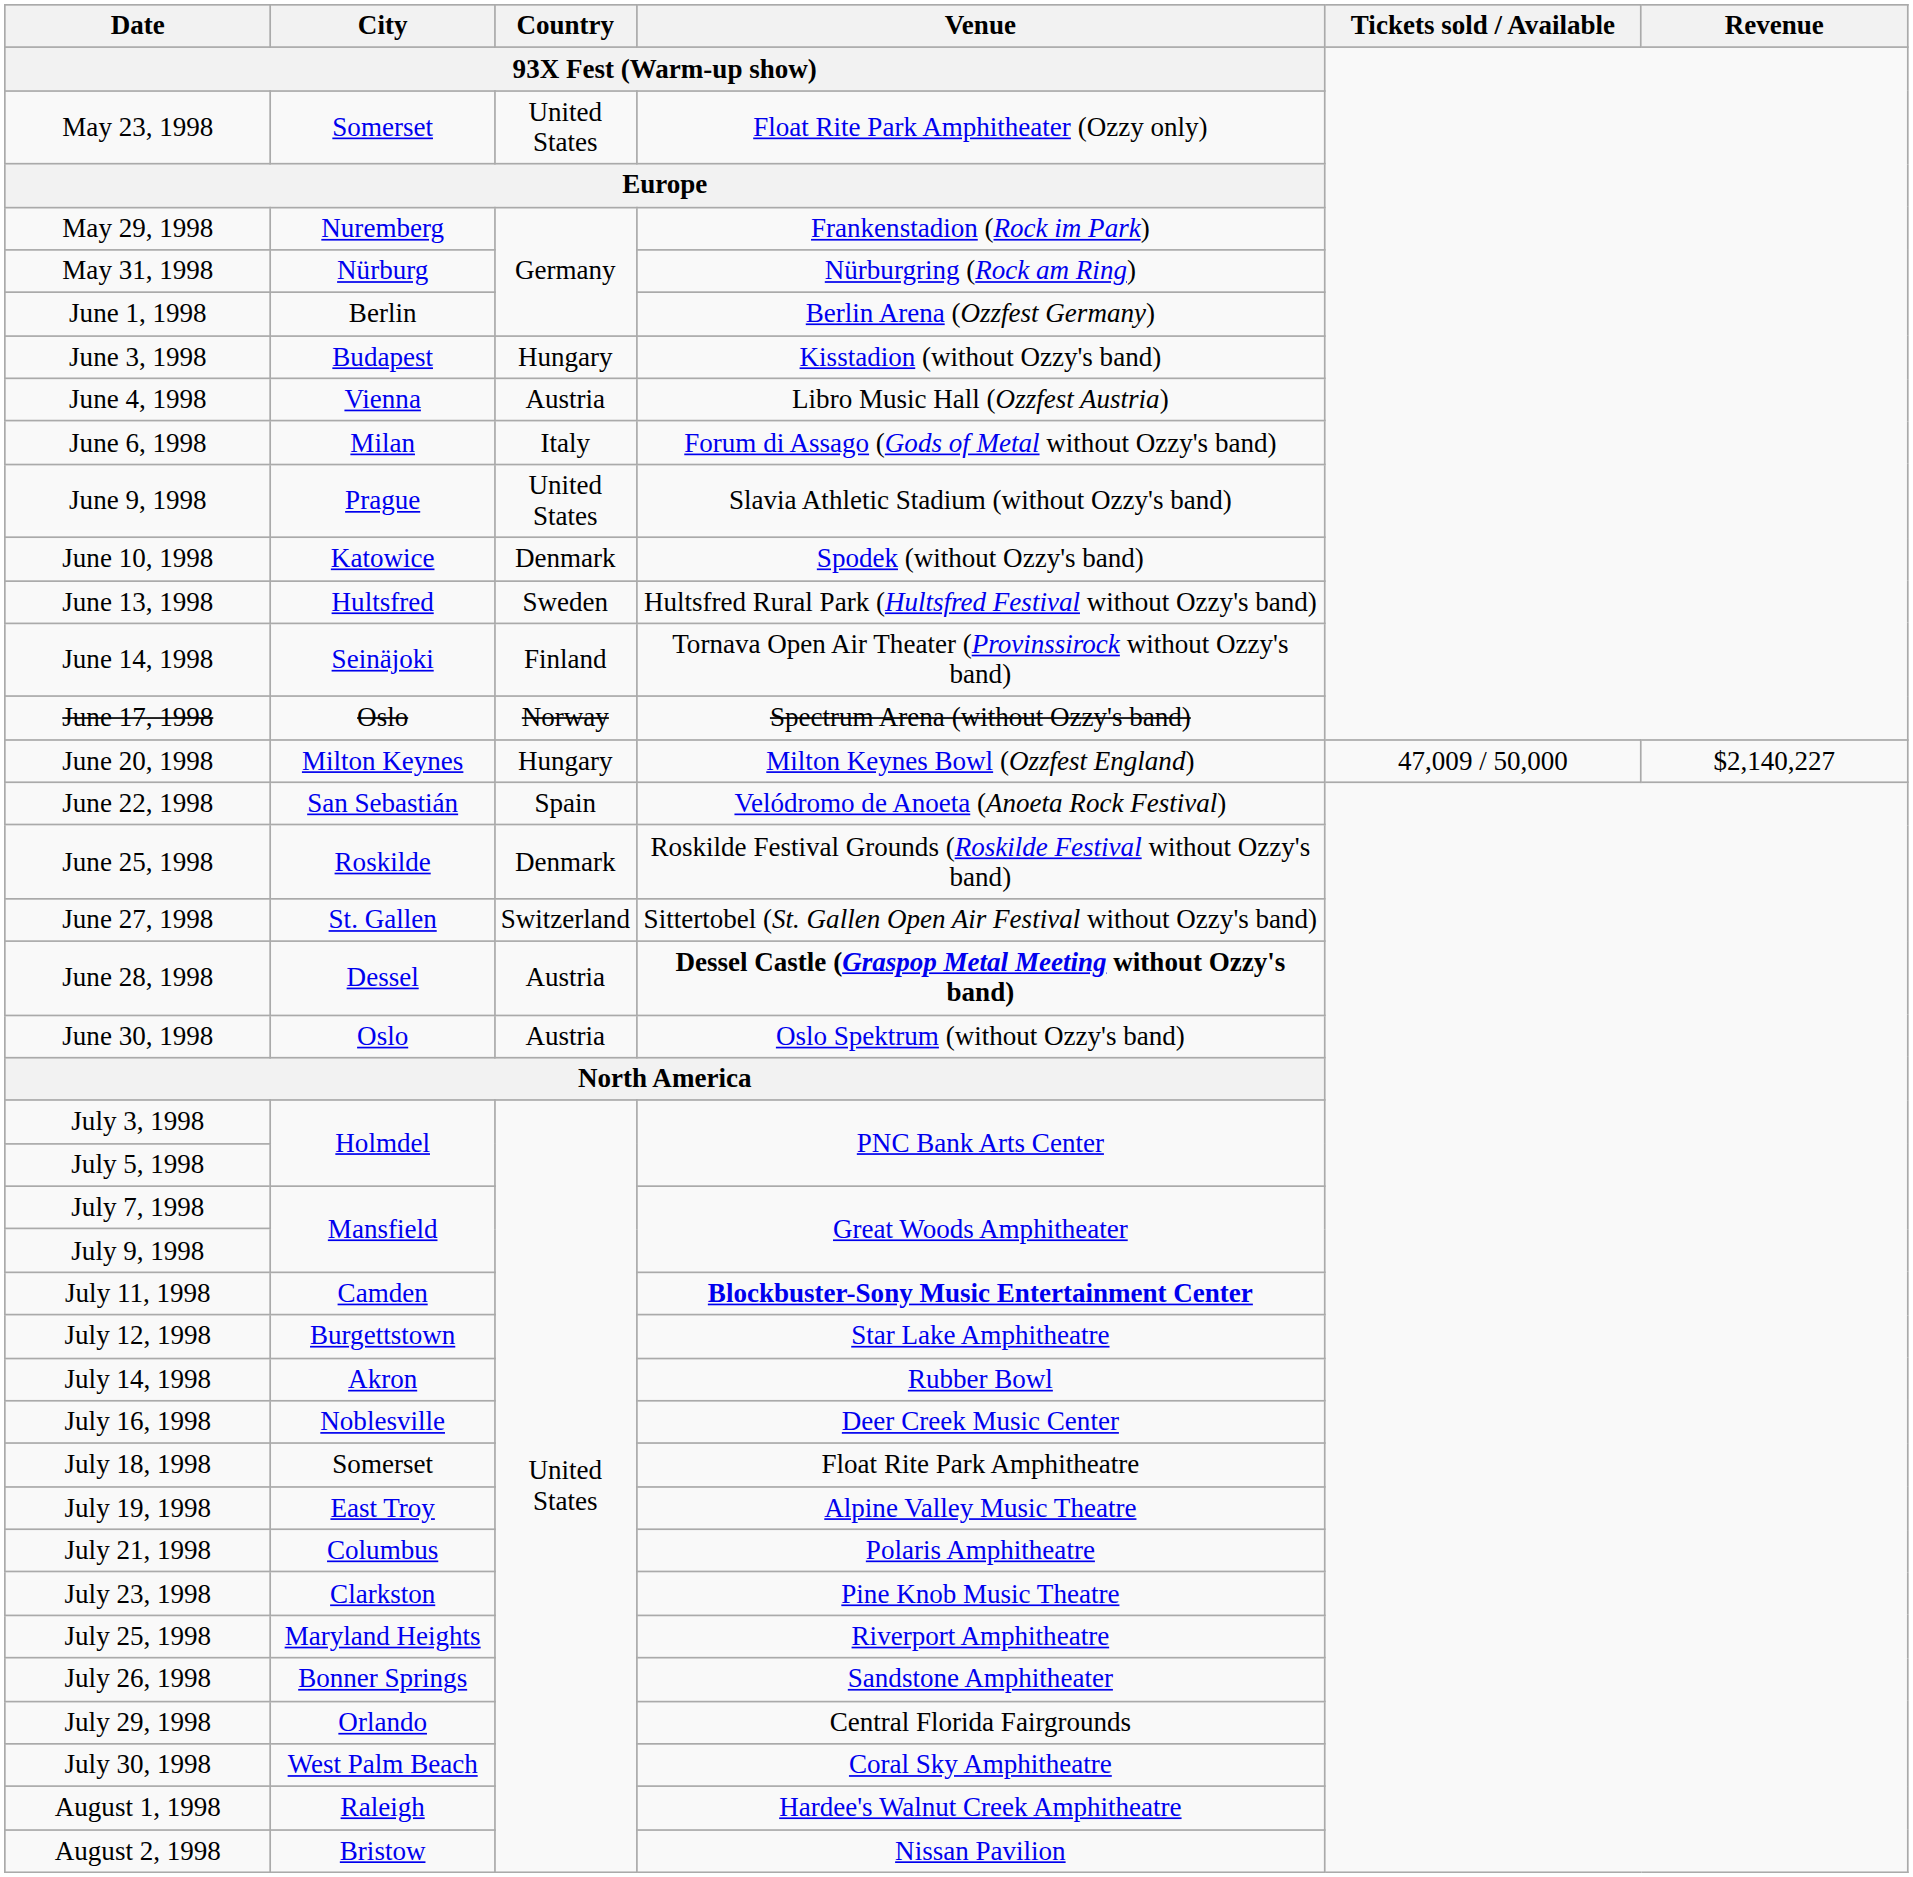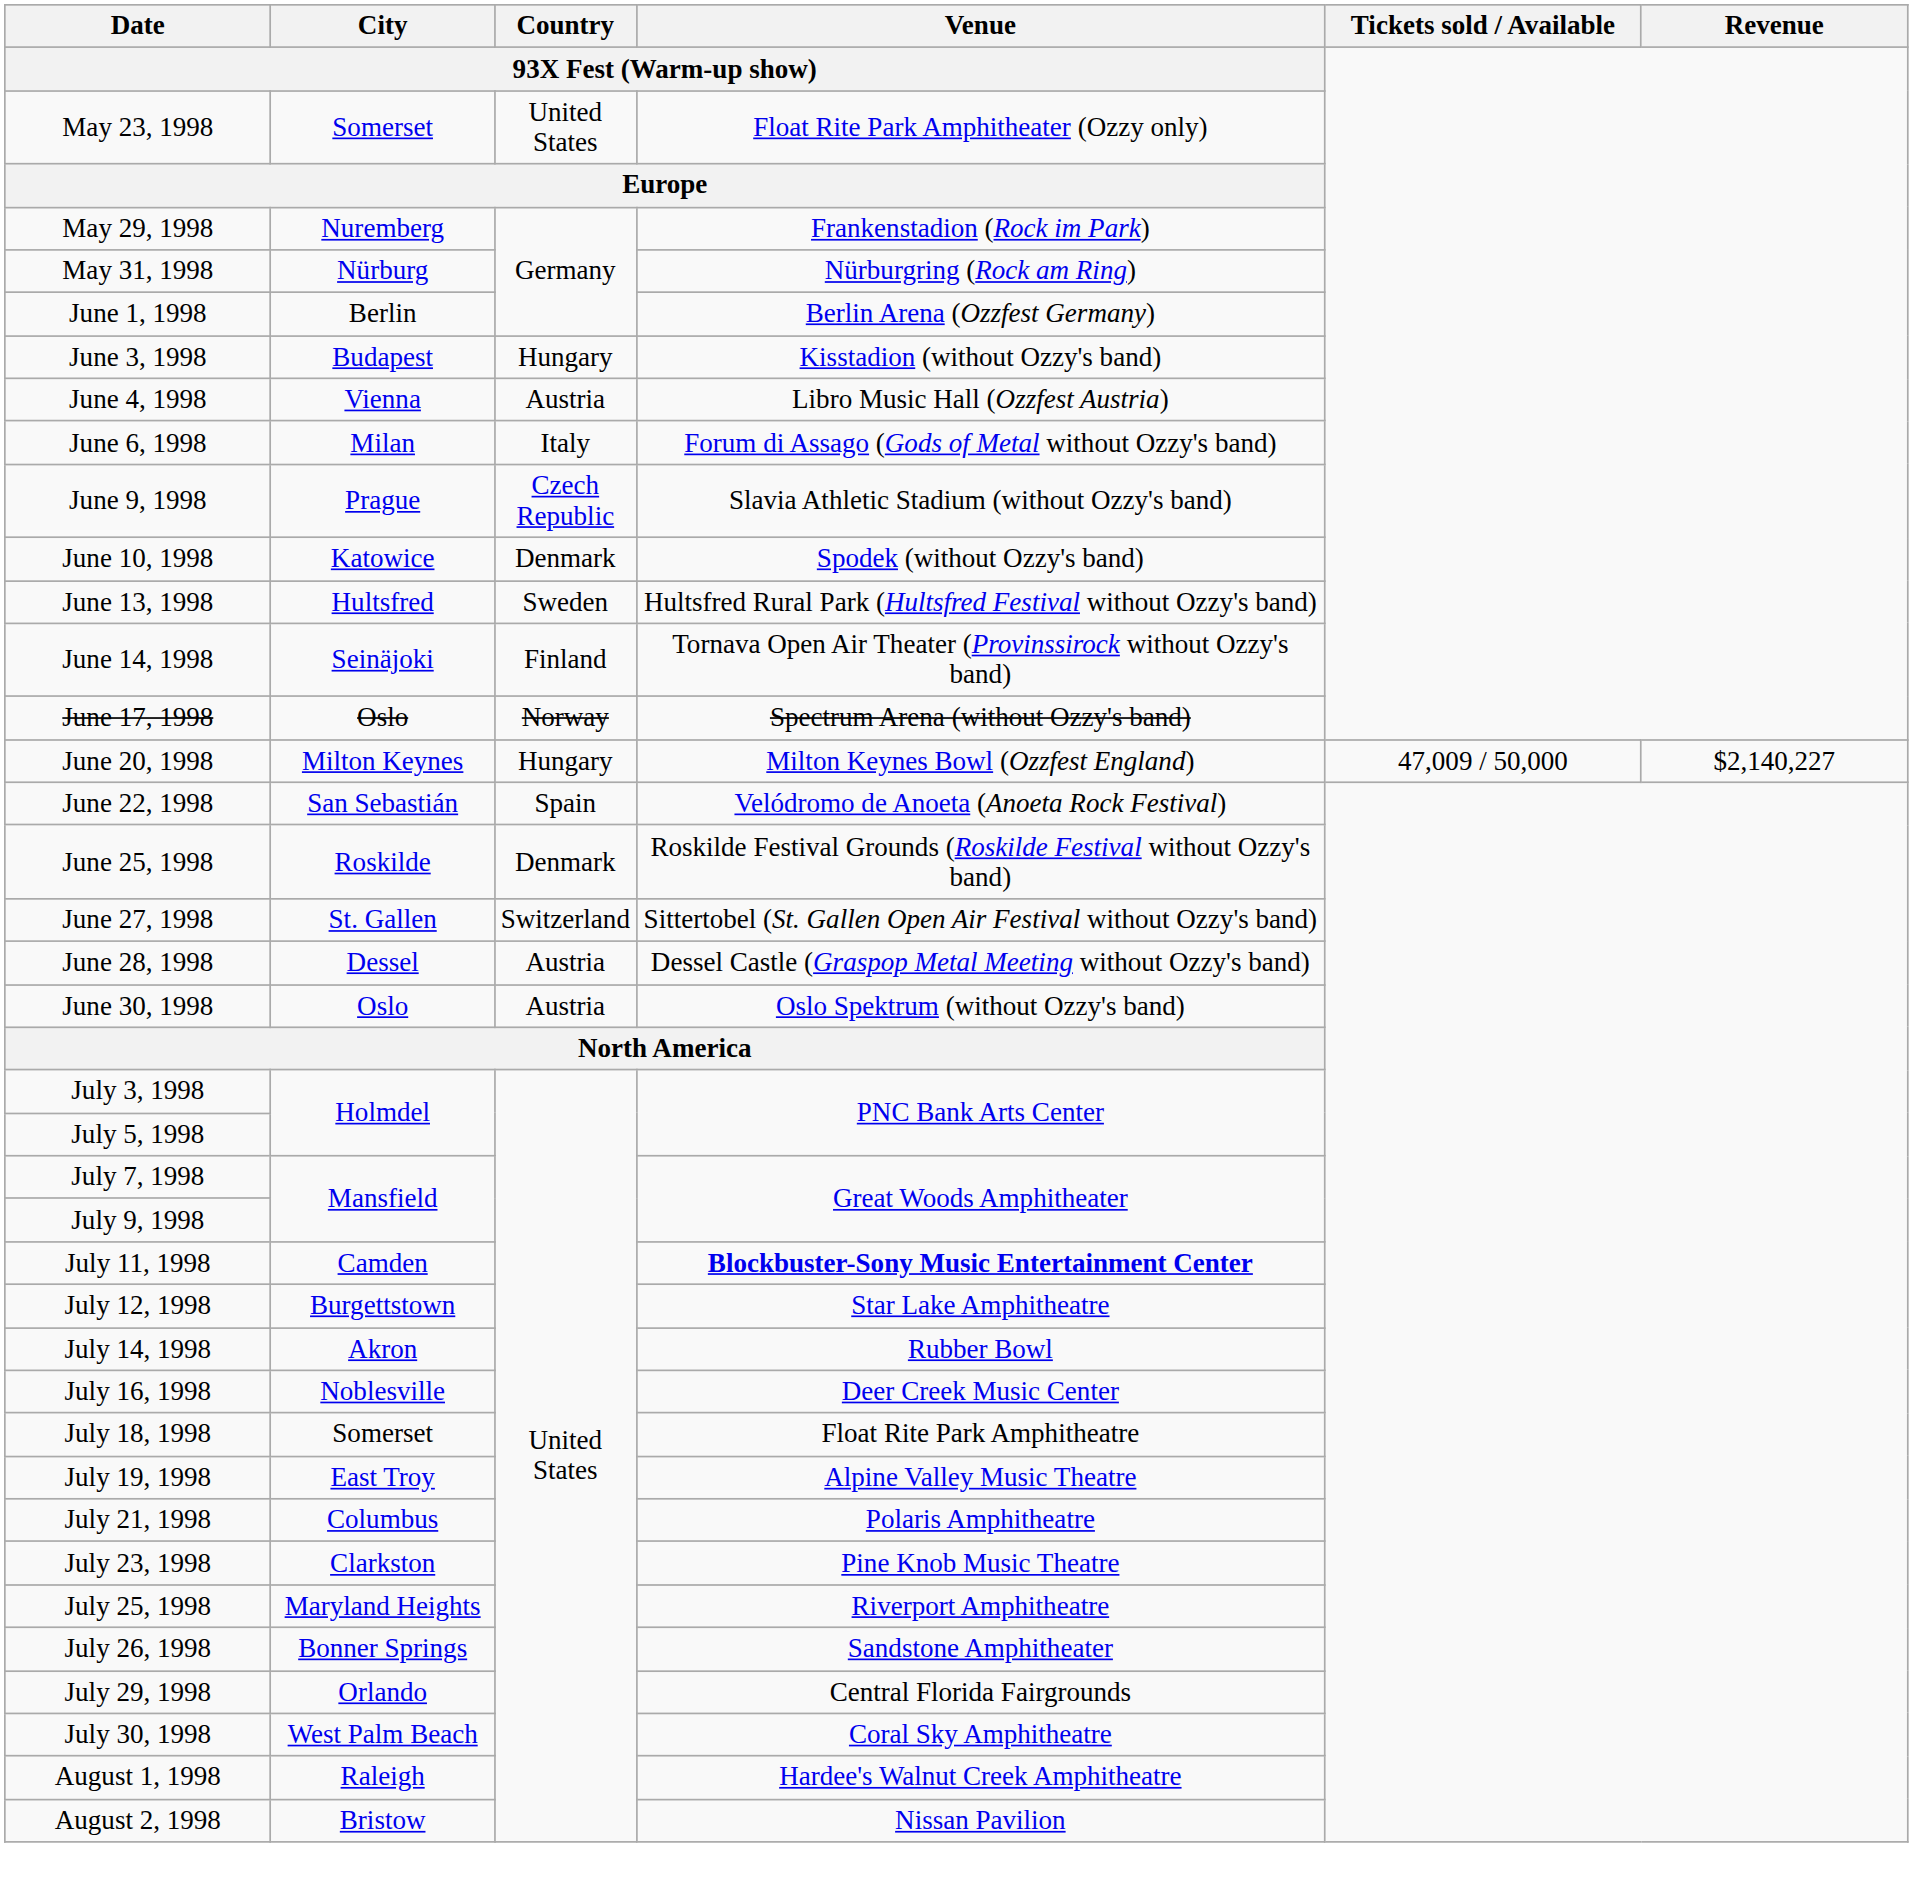(565, 500) United States -> (565, 500) Czech Republic
(980, 977) bold -> (980, 962) normal
